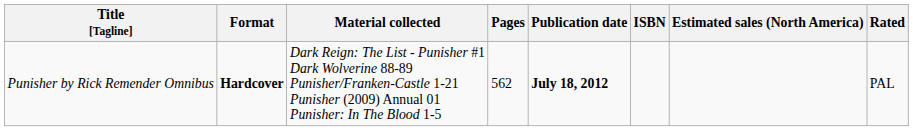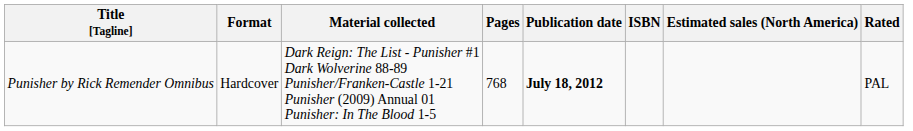(252, 83) bold -> (249, 83) normal
(502, 83) 562 -> (496, 83) 768
